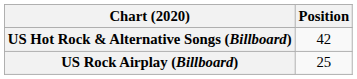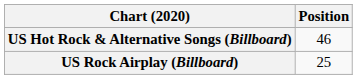(324, 39) 42 -> (324, 39) 46
